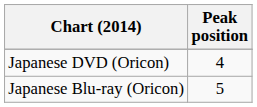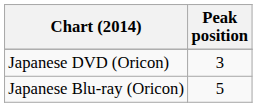(220, 62) 4 -> (220, 62) 3
